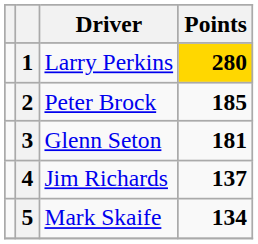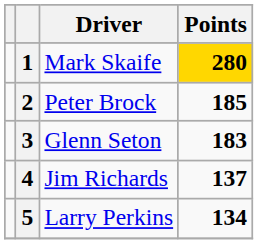(109, 62) Larry Perkins -> (103, 62) Mark Skaife
(229, 139) 181 -> (229, 139) 183
(103, 217) Mark Skaife -> (109, 217) Larry Perkins
